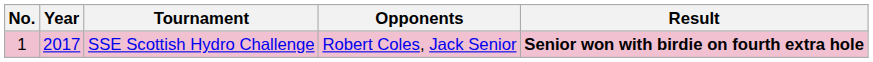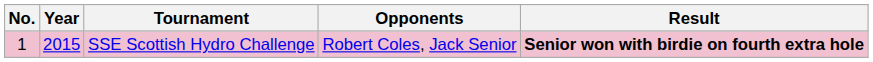(62, 44) 2017 -> (62, 44) 2015
